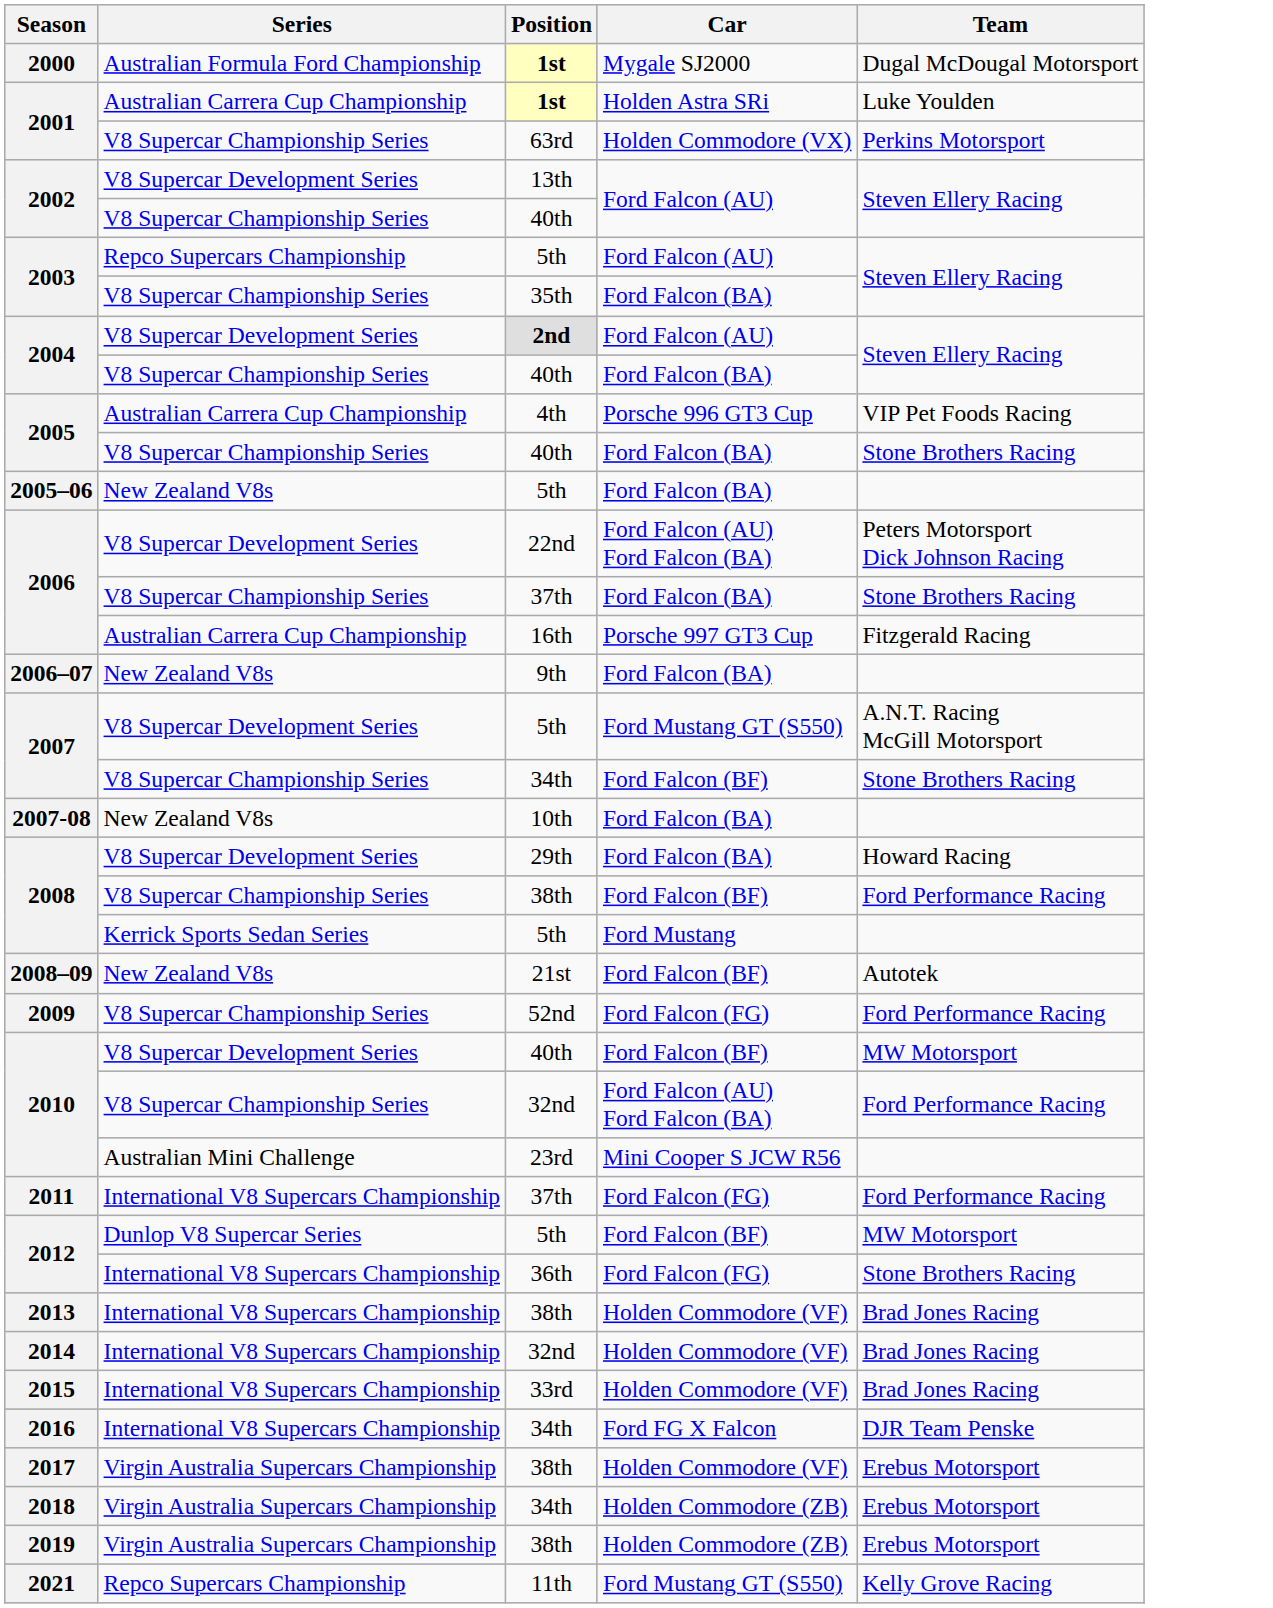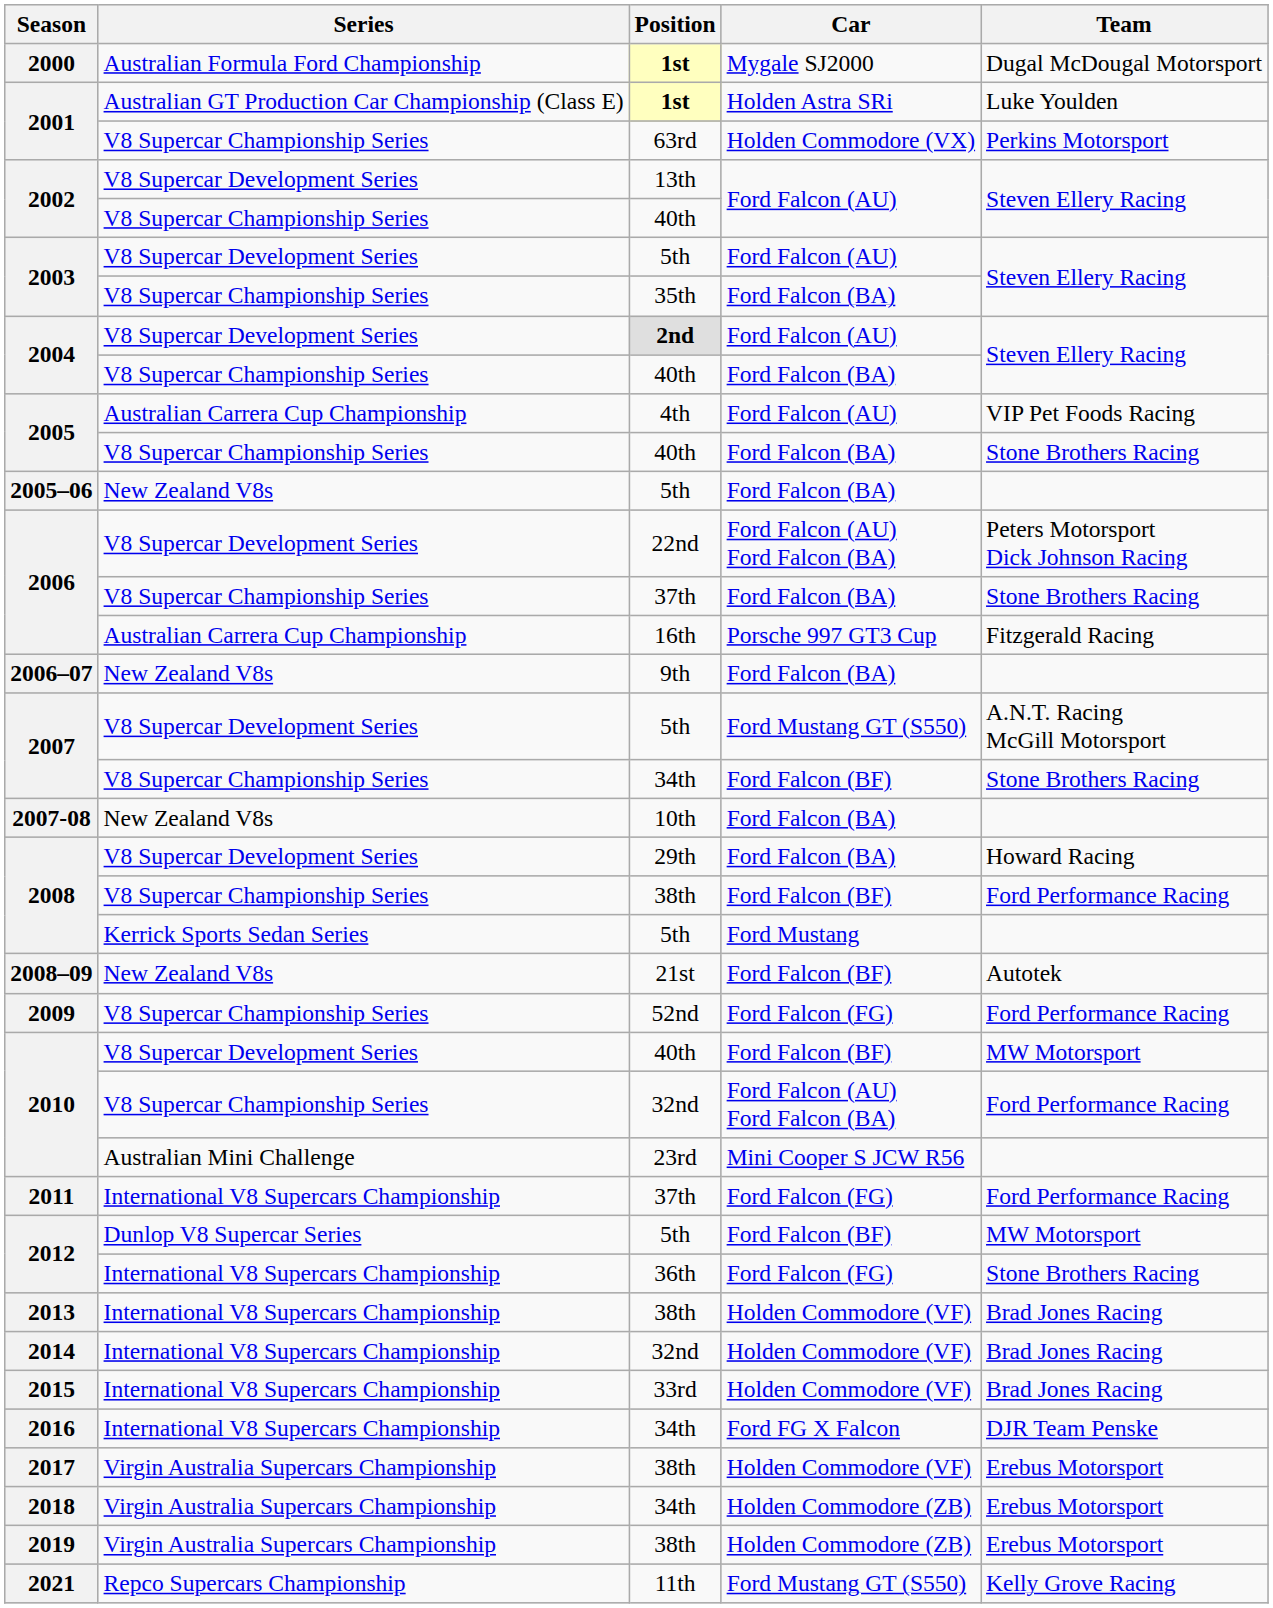(285, 101) Australian Carrera Cup Championship -> (364, 101) Australian GT Production Car Championship (Class E)
(255, 257) Repco Supercars Championship -> (261, 257) V8 Supercar Development Series
(708, 412) Porsche 996 GT3 Cup -> (812, 412) Ford Falcon (AU)
